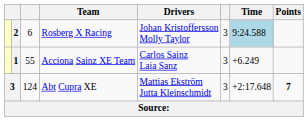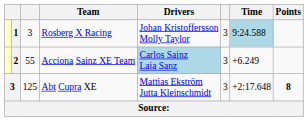(16, 33) 2 -> (16, 33) 1
(30, 33) 6 -> (30, 33) 3
(16, 60) 1 -> (16, 60) 2
(164, 60) no background -> (164, 60) lightblue background
(30, 87) 124 -> (30, 87) 125
(288, 87) 7 -> (288, 87) 8
